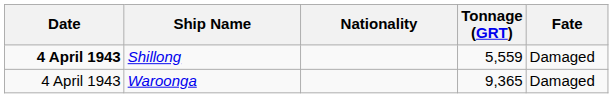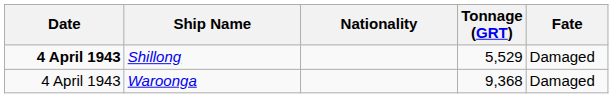(504, 57) 5,559 -> (504, 57) 5,529
(504, 81) 9,365 -> (504, 81) 9,368
